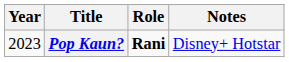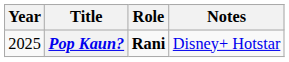(25, 43) 2023 -> (25, 43) 2025
